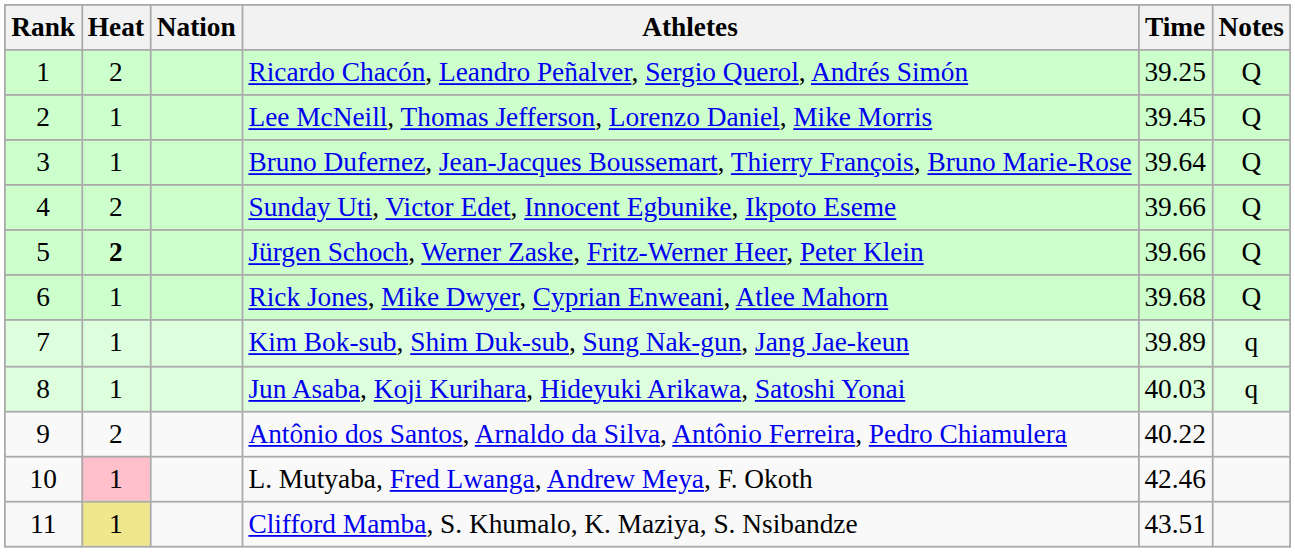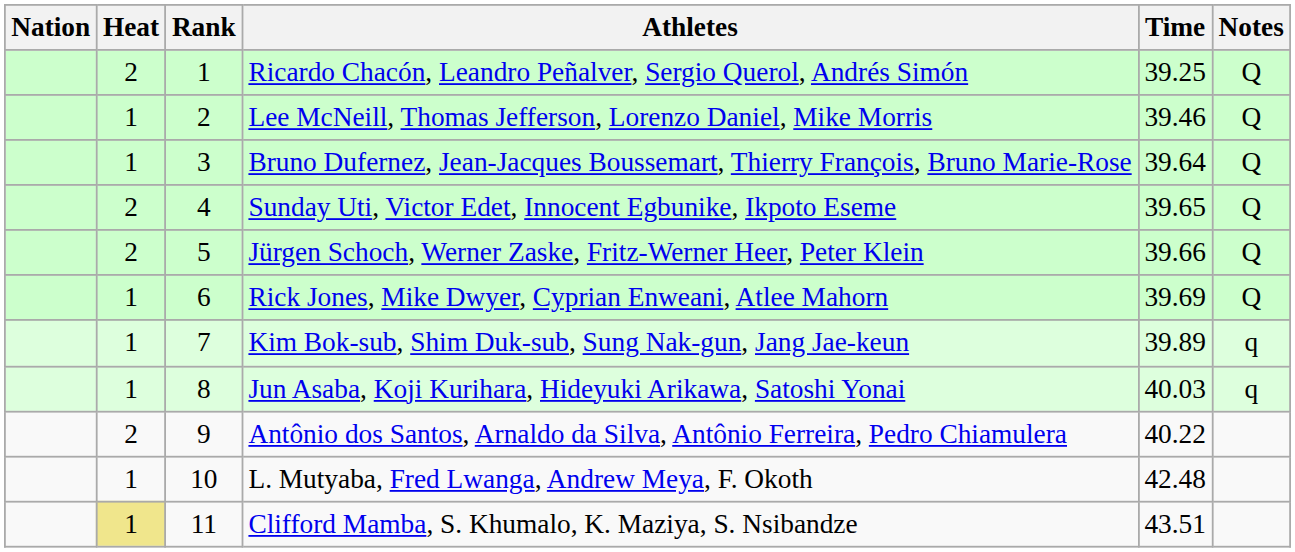columns swapped: (43, 27) <-> (196, 27)
(1175, 117) 39.45 -> (1175, 117) 39.46
(1175, 207) 39.66 -> (1175, 207) 39.65
(116, 252) bold -> (131, 252) normal
(1175, 297) 39.68 -> (1175, 297) 39.69
(116, 478) pink background -> (131, 478) no background
(1175, 478) 42.46 -> (1175, 478) 42.48
